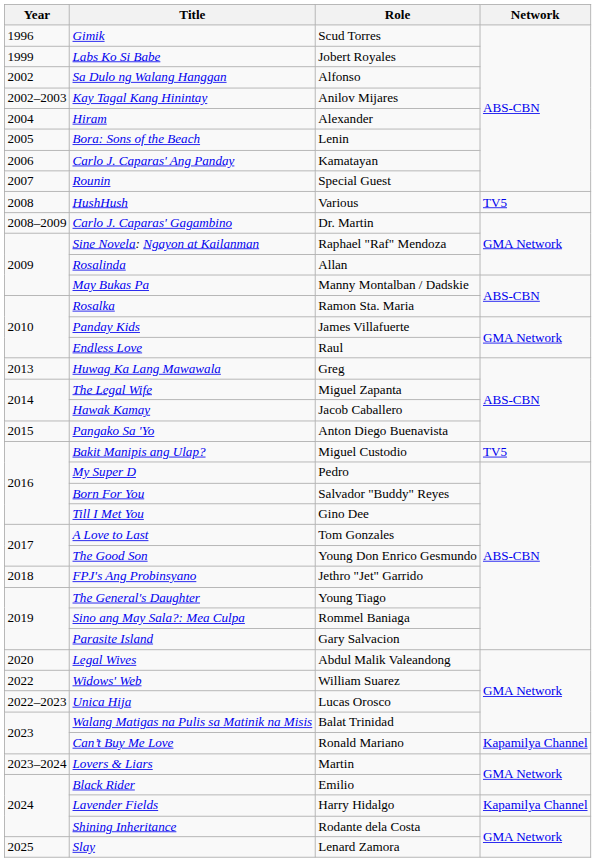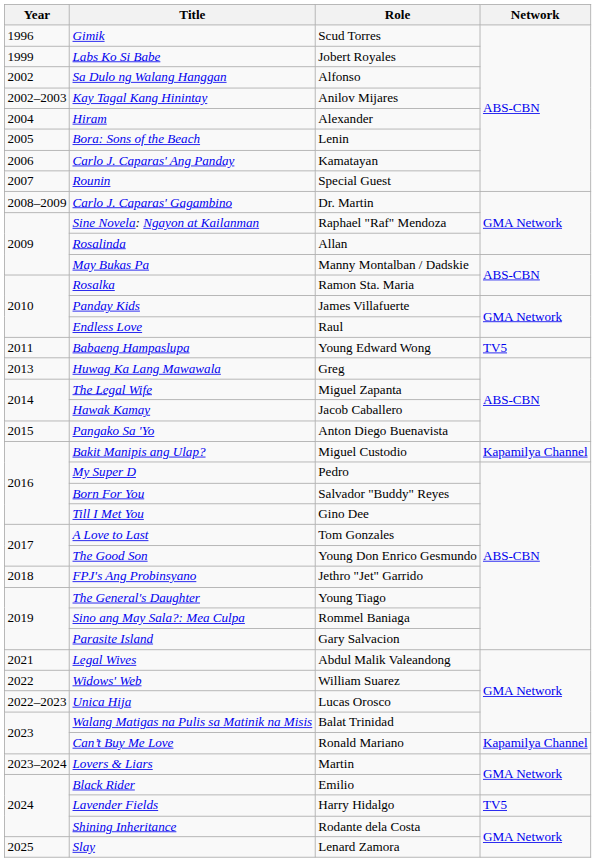- row: (100, 202)
+ row: (131, 347)
(495, 451) TV5 -> (535, 451) Kapamilya Channel
(21, 659) 2020 -> (21, 659) 2021
(535, 805) Kapamilya Channel -> (495, 805) TV5
